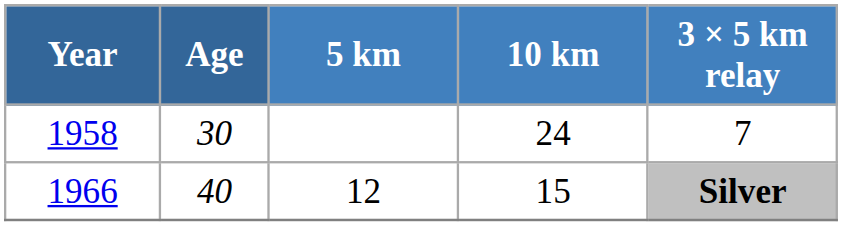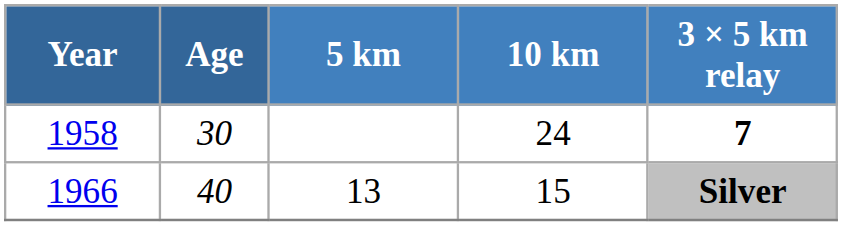(743, 133) normal -> (743, 133) bold
(364, 191) 12 -> (364, 191) 13
